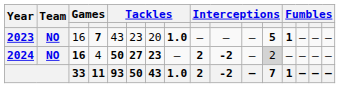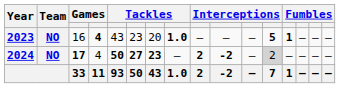(98, 37) 7 -> (98, 37) 4
(79, 55) 16 -> (79, 55) 17
